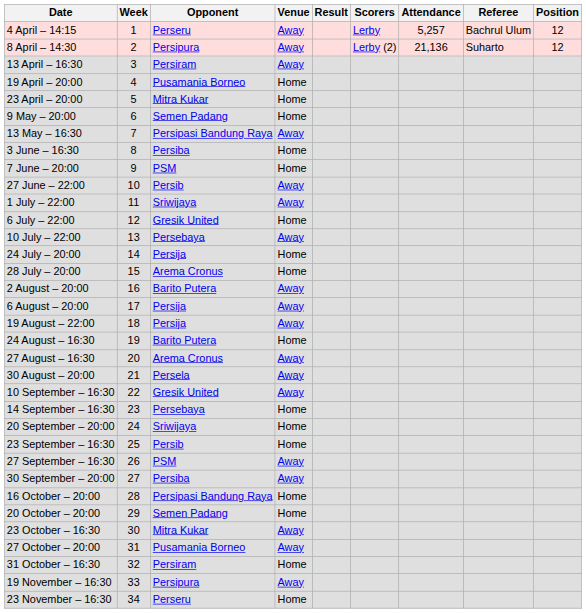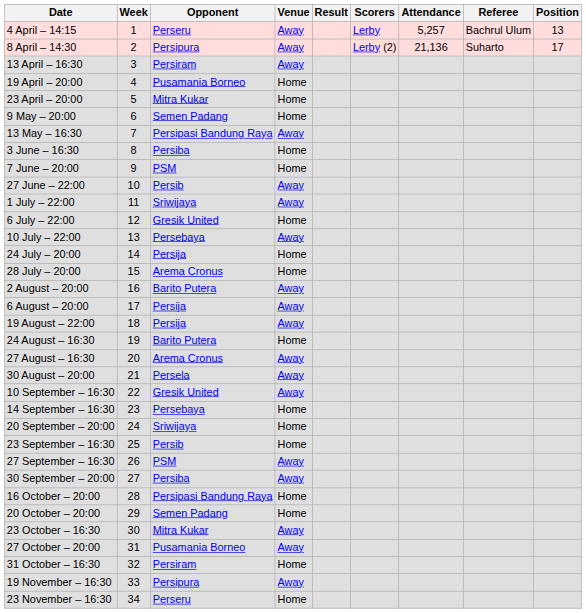(557, 30) 12 -> (557, 30) 13
(557, 47) 12 -> (557, 47) 17
